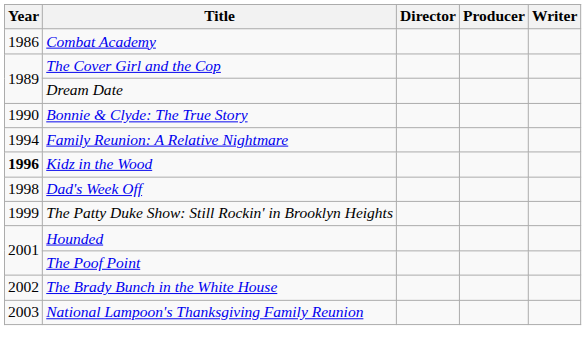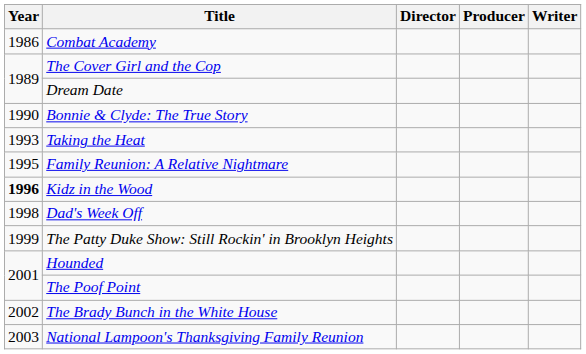+ row: (96, 139)
(24, 139) 1994 -> (24, 164) 1995
